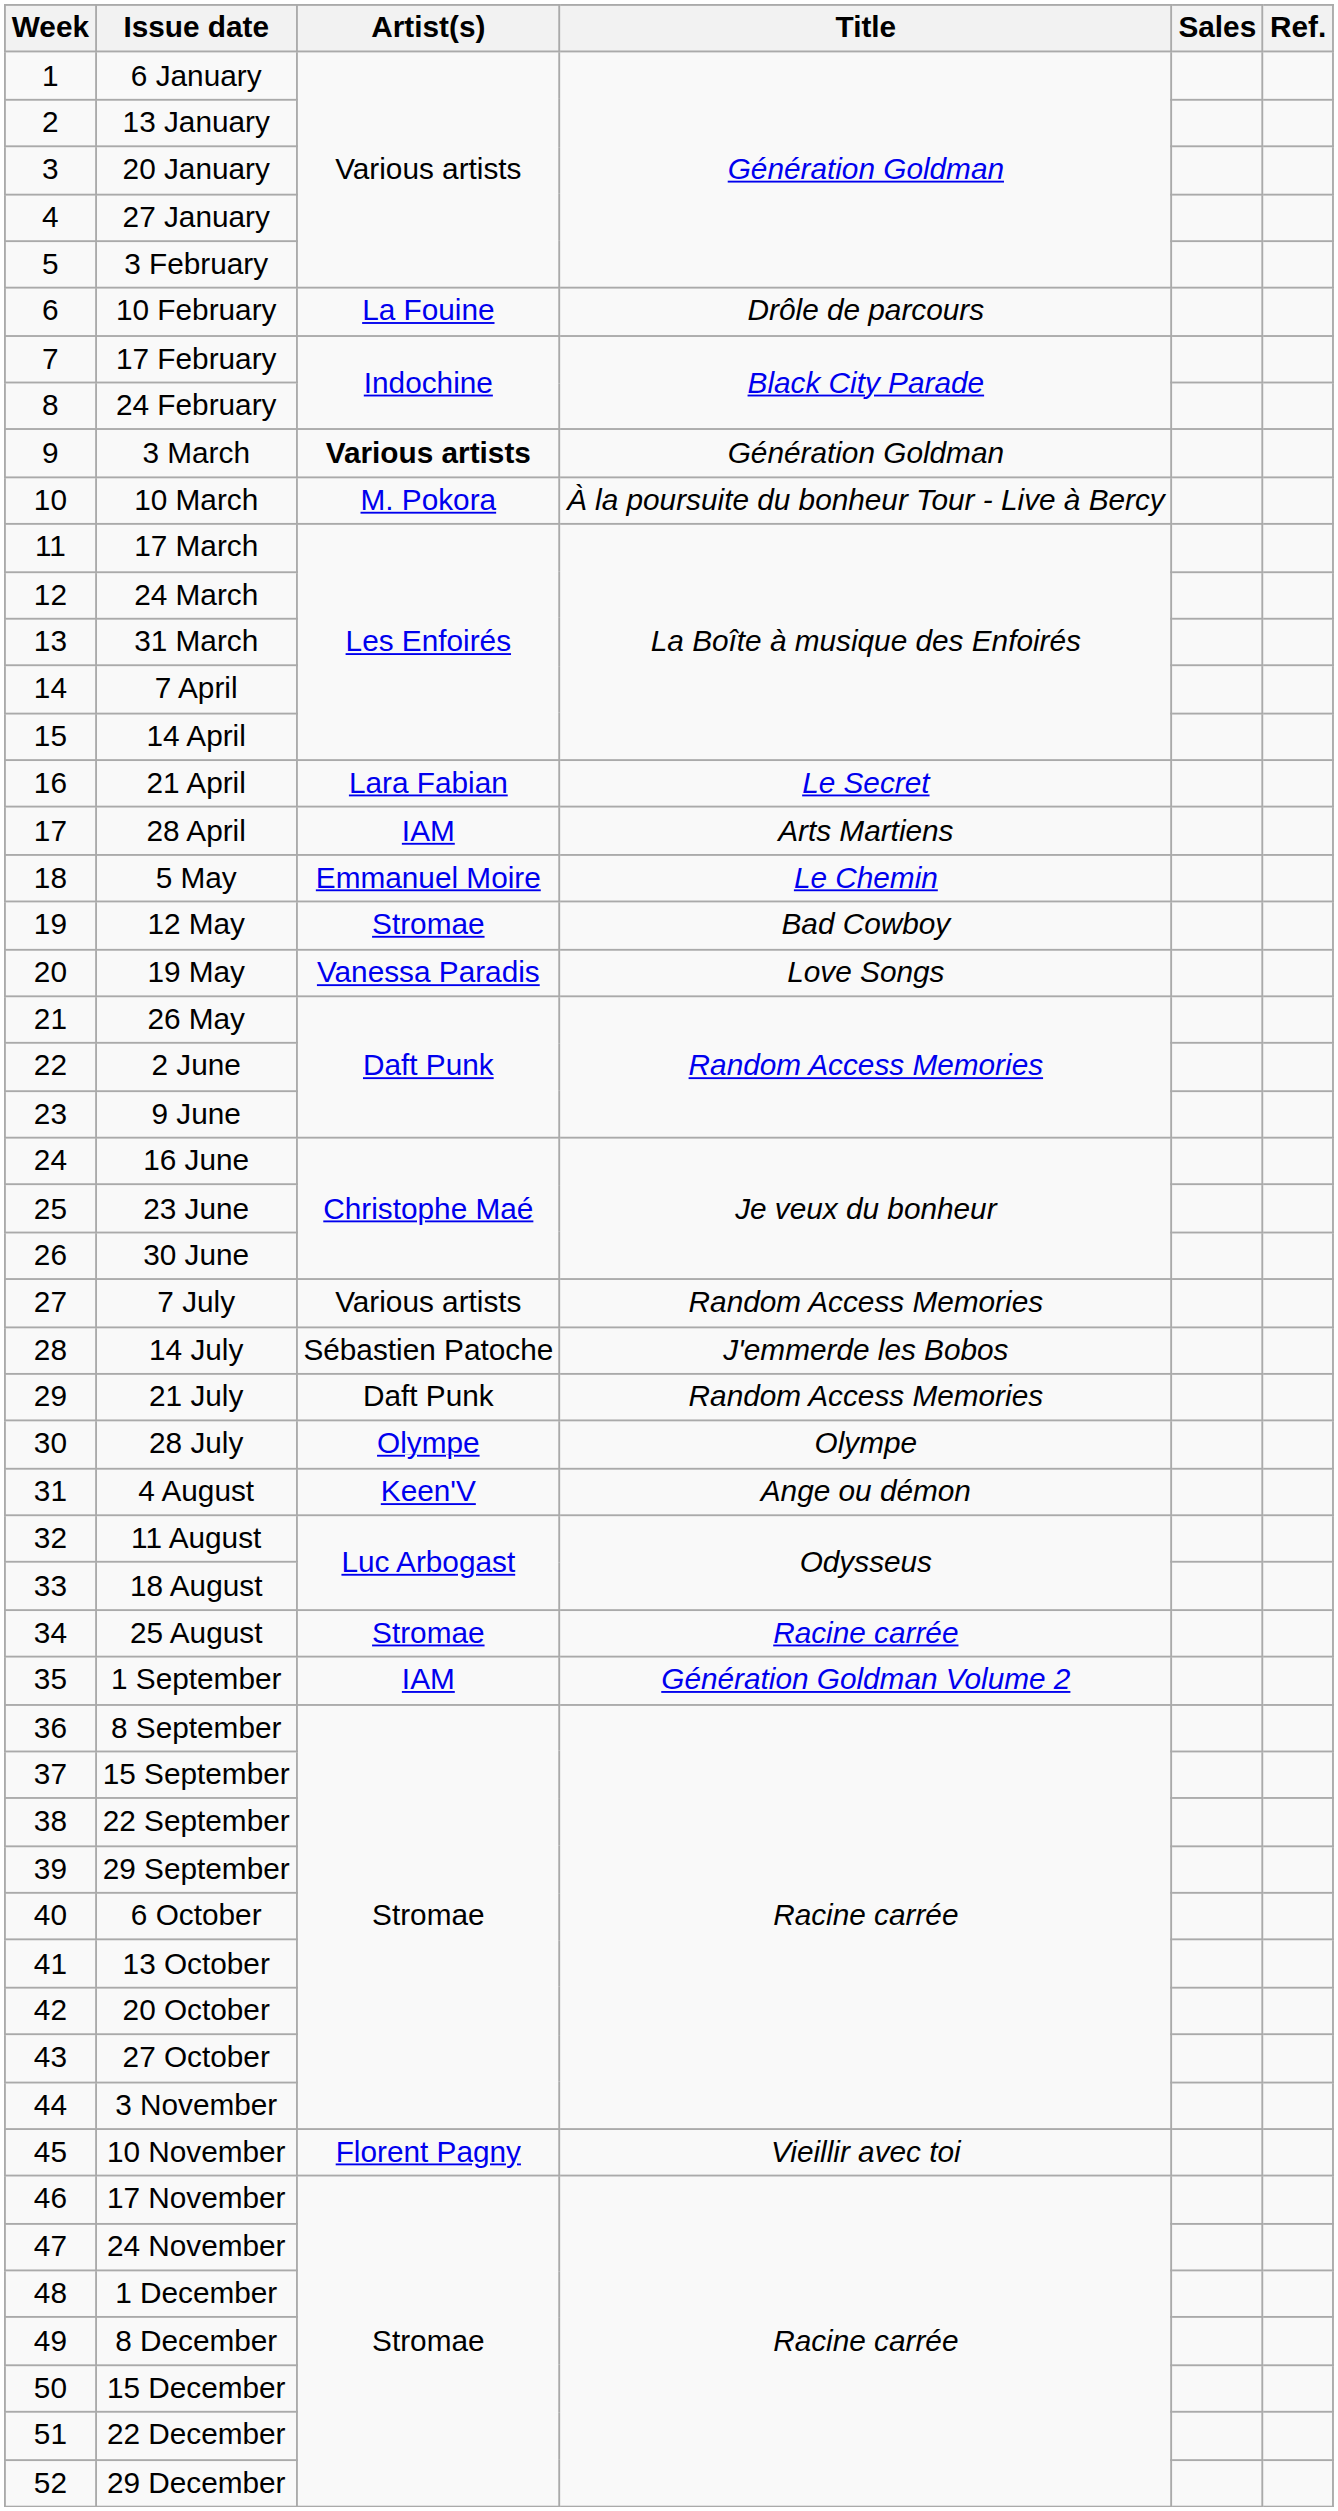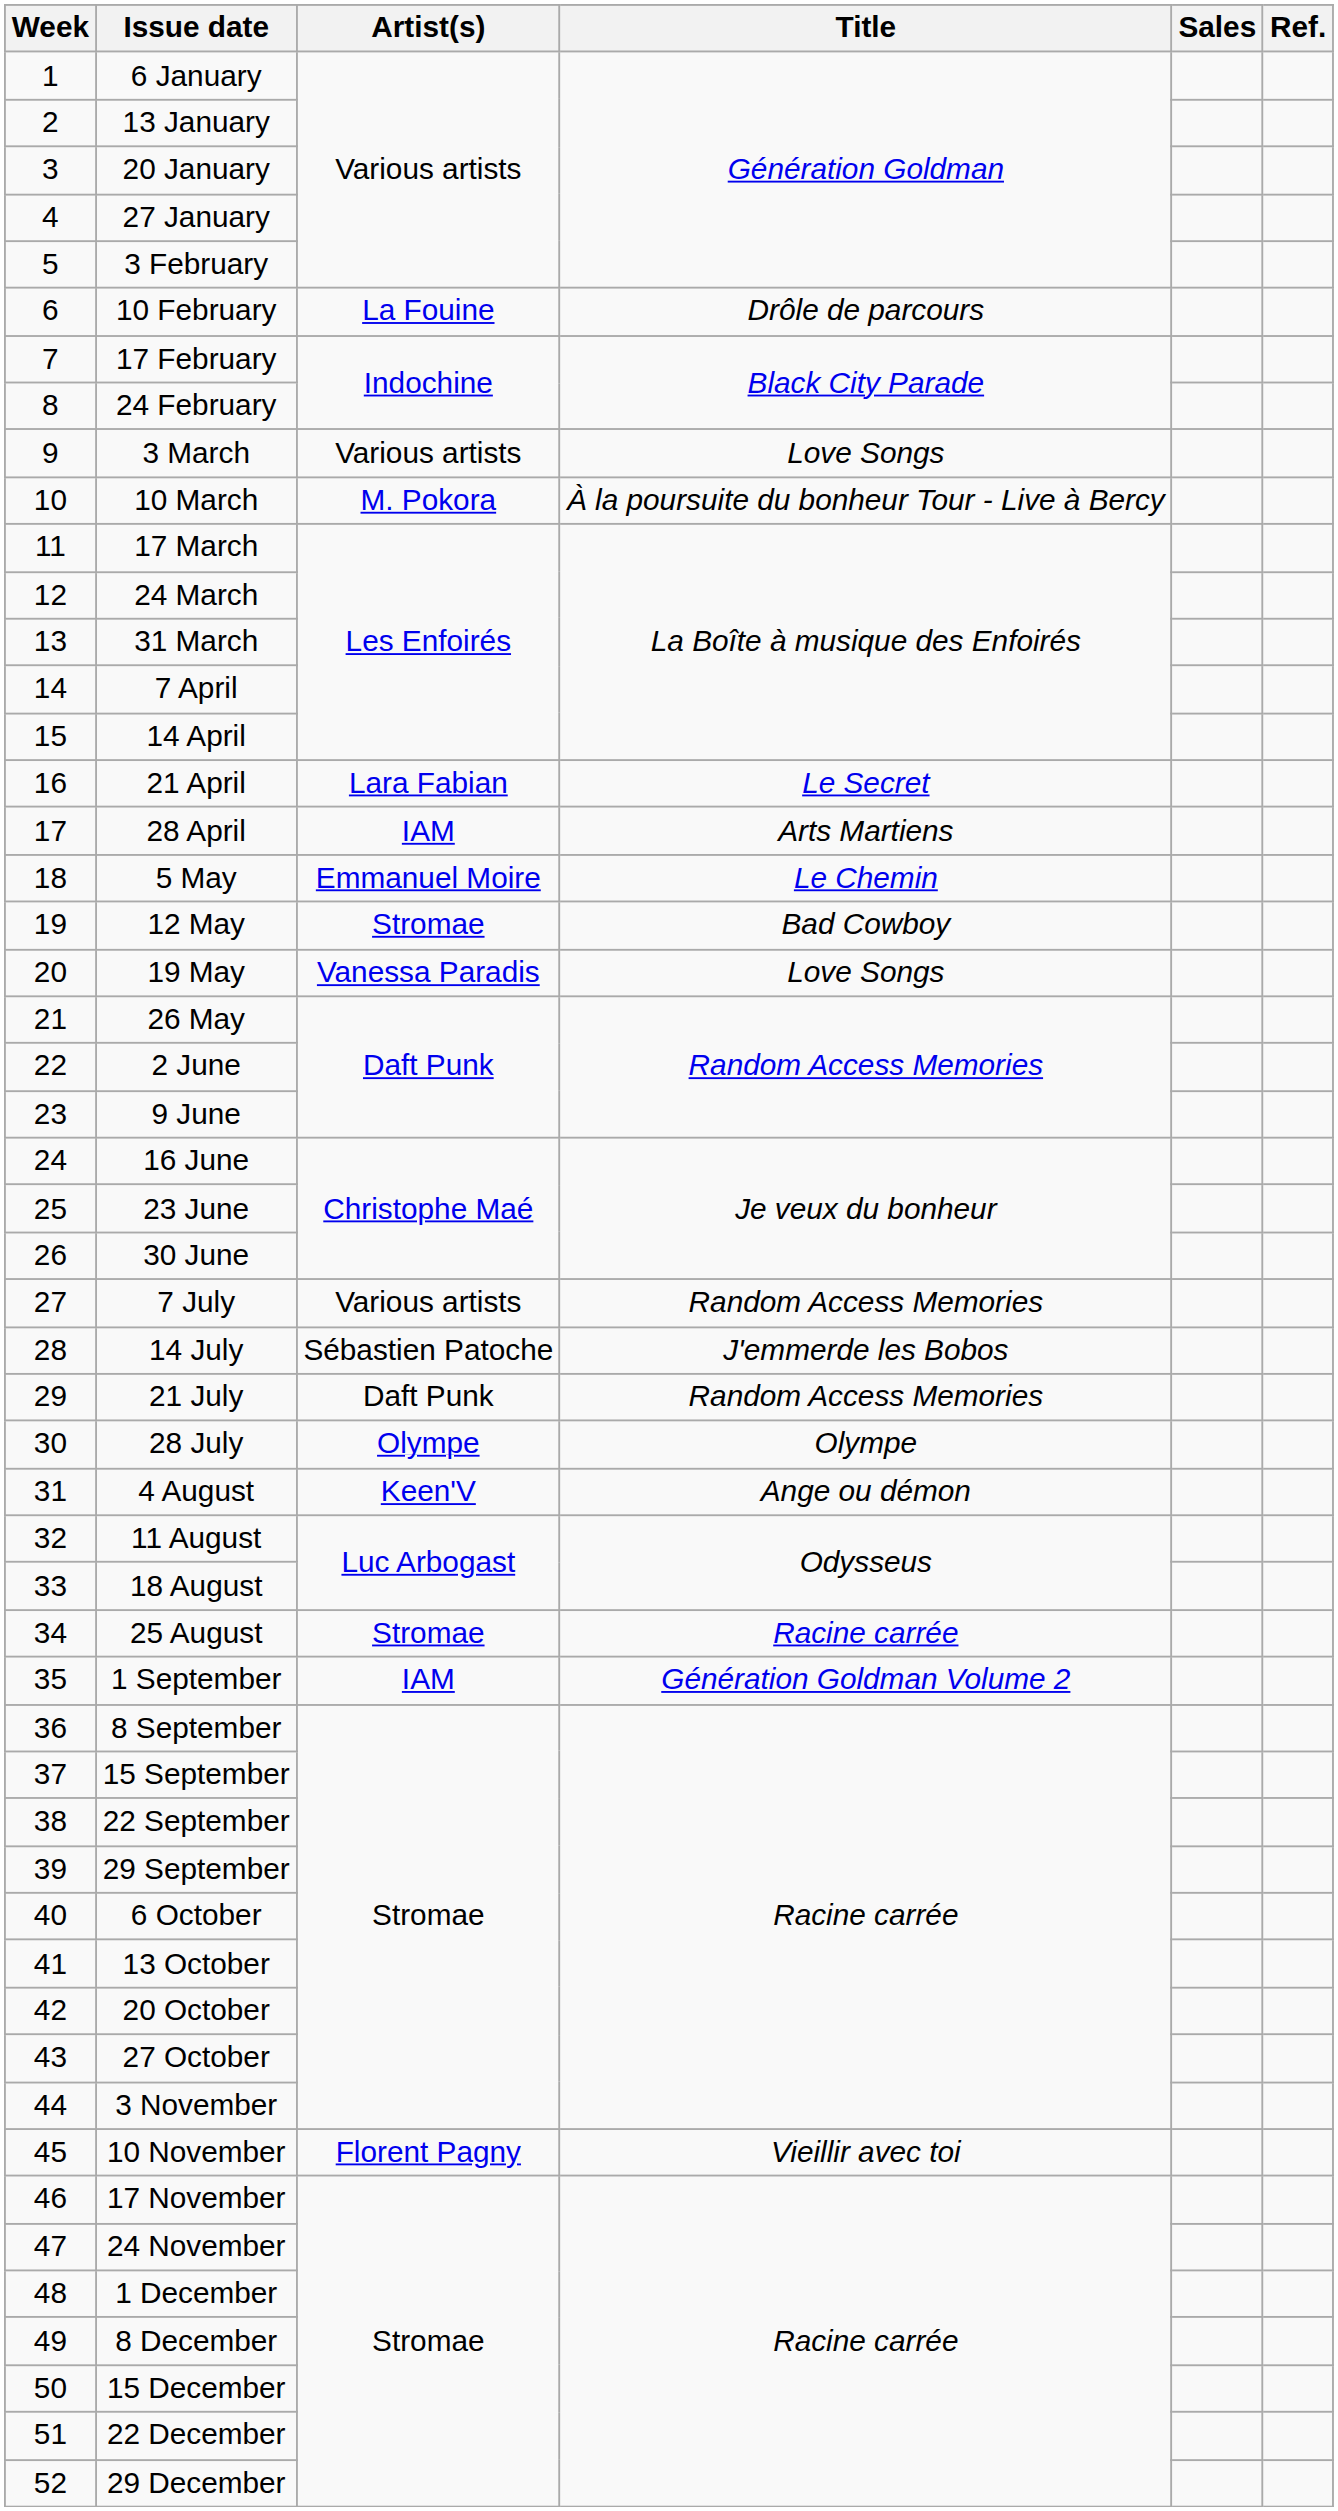(428, 452) bold -> (428, 452) normal
(866, 452) Génération Goldman -> (866, 452) Love Songs
